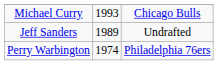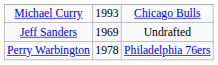(107, 32) 1989 -> (107, 32) 1969
(107, 50) 1974 -> (107, 50) 1978
